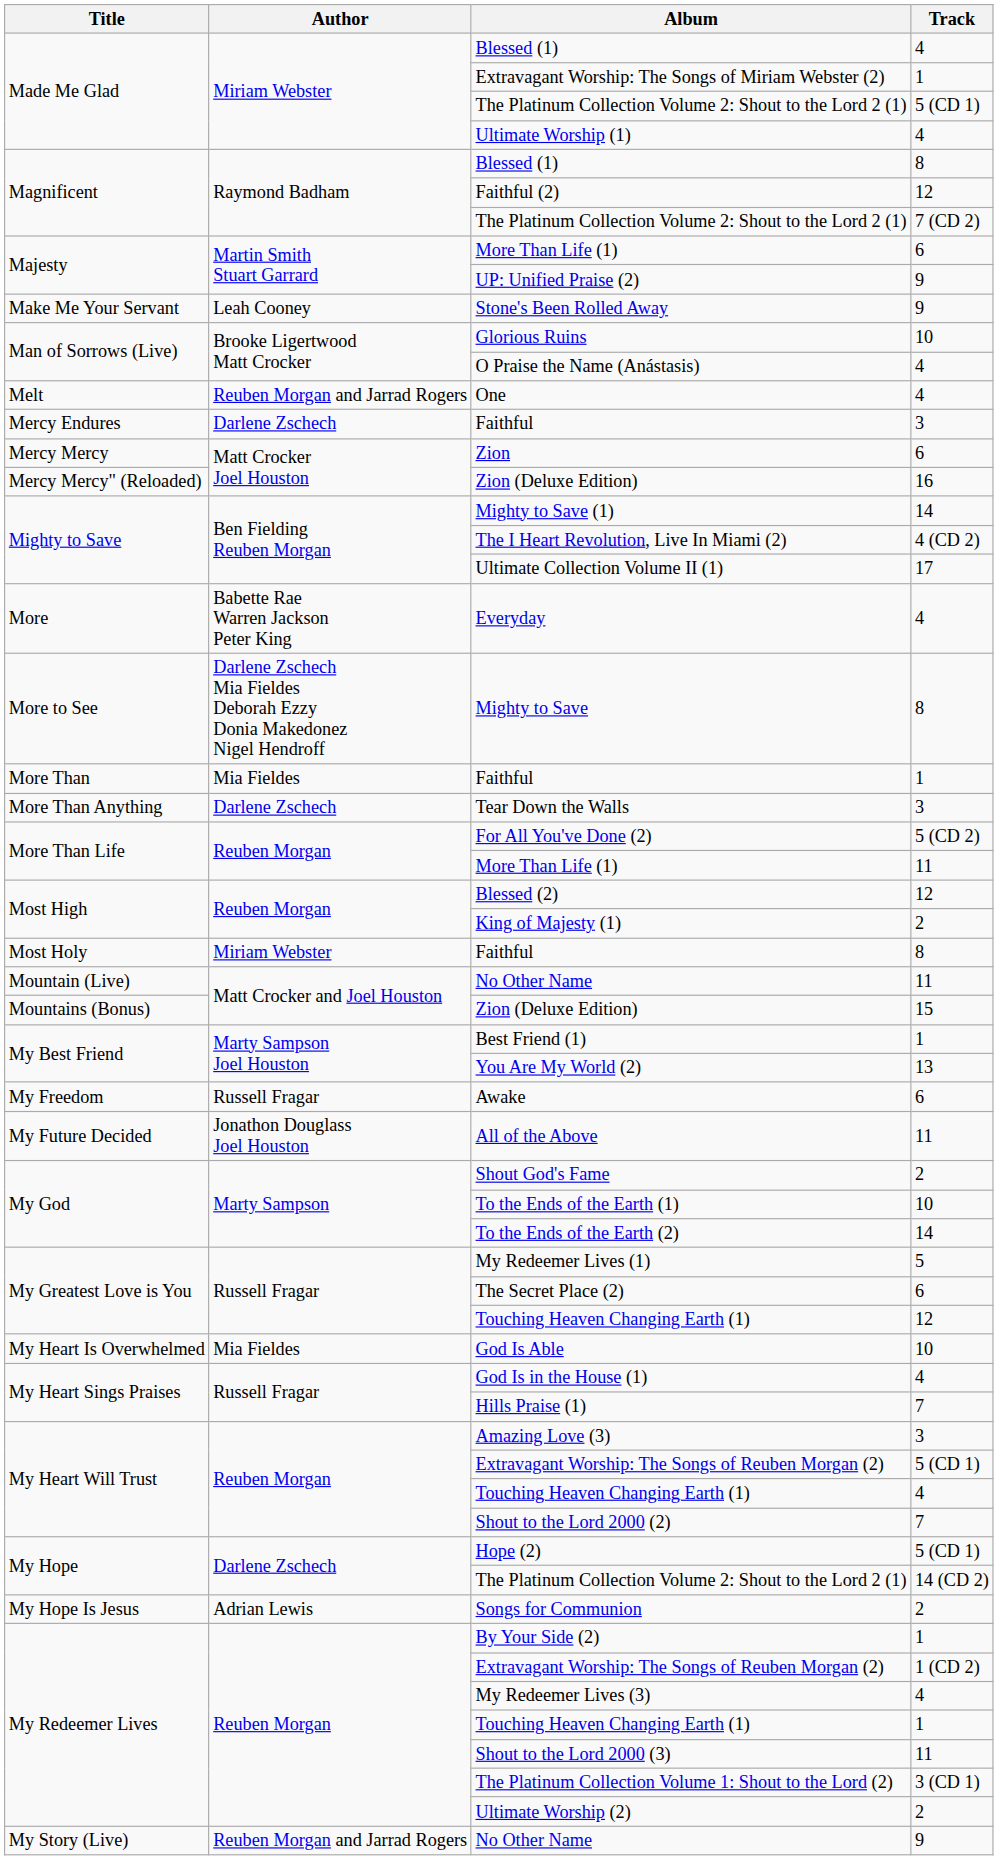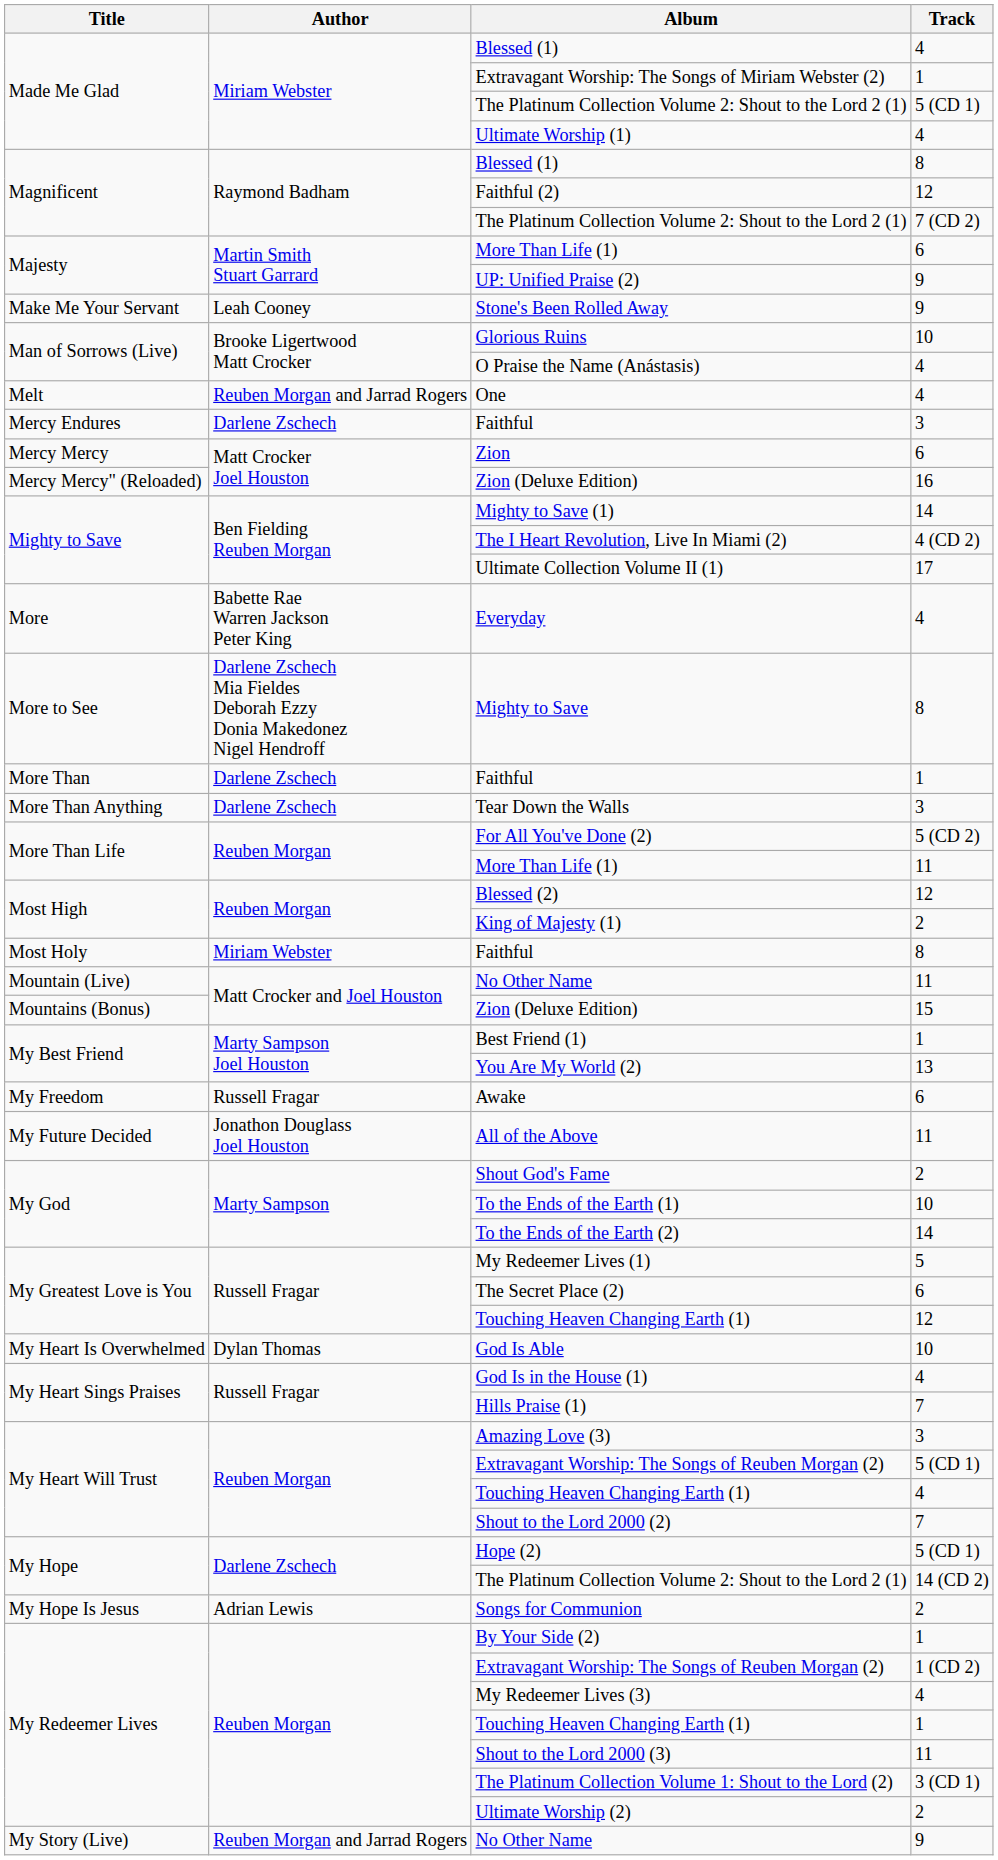(257, 778) Mia Fieldes -> (275, 778) Darlene Zschech
(257, 1348) Mia Fieldes -> (267, 1348) Dylan Thomas
